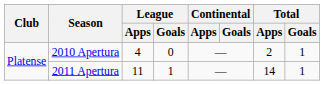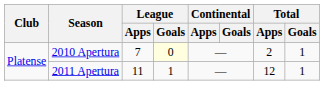(138, 51) 4 -> (138, 51) 7
(171, 51) no background -> (171, 51) lightyellow background
(269, 70) 14 -> (269, 70) 12
